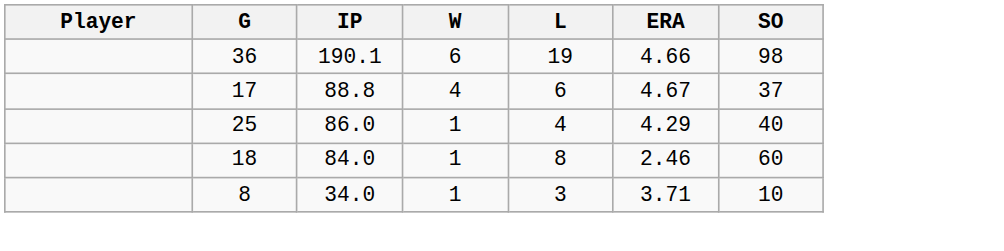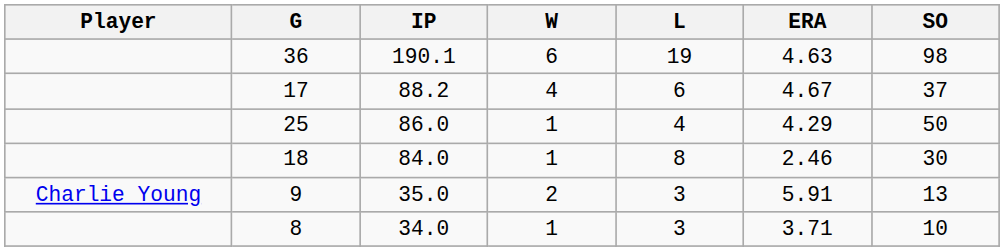(666, 57) 4.66 -> (807, 57) 4.63
(350, 91) 88.8 -> (424, 91) 88.2
(771, 126) 40 -> (935, 126) 50
(771, 160) 60 -> (935, 160) 30
+ row: (296, 195)
